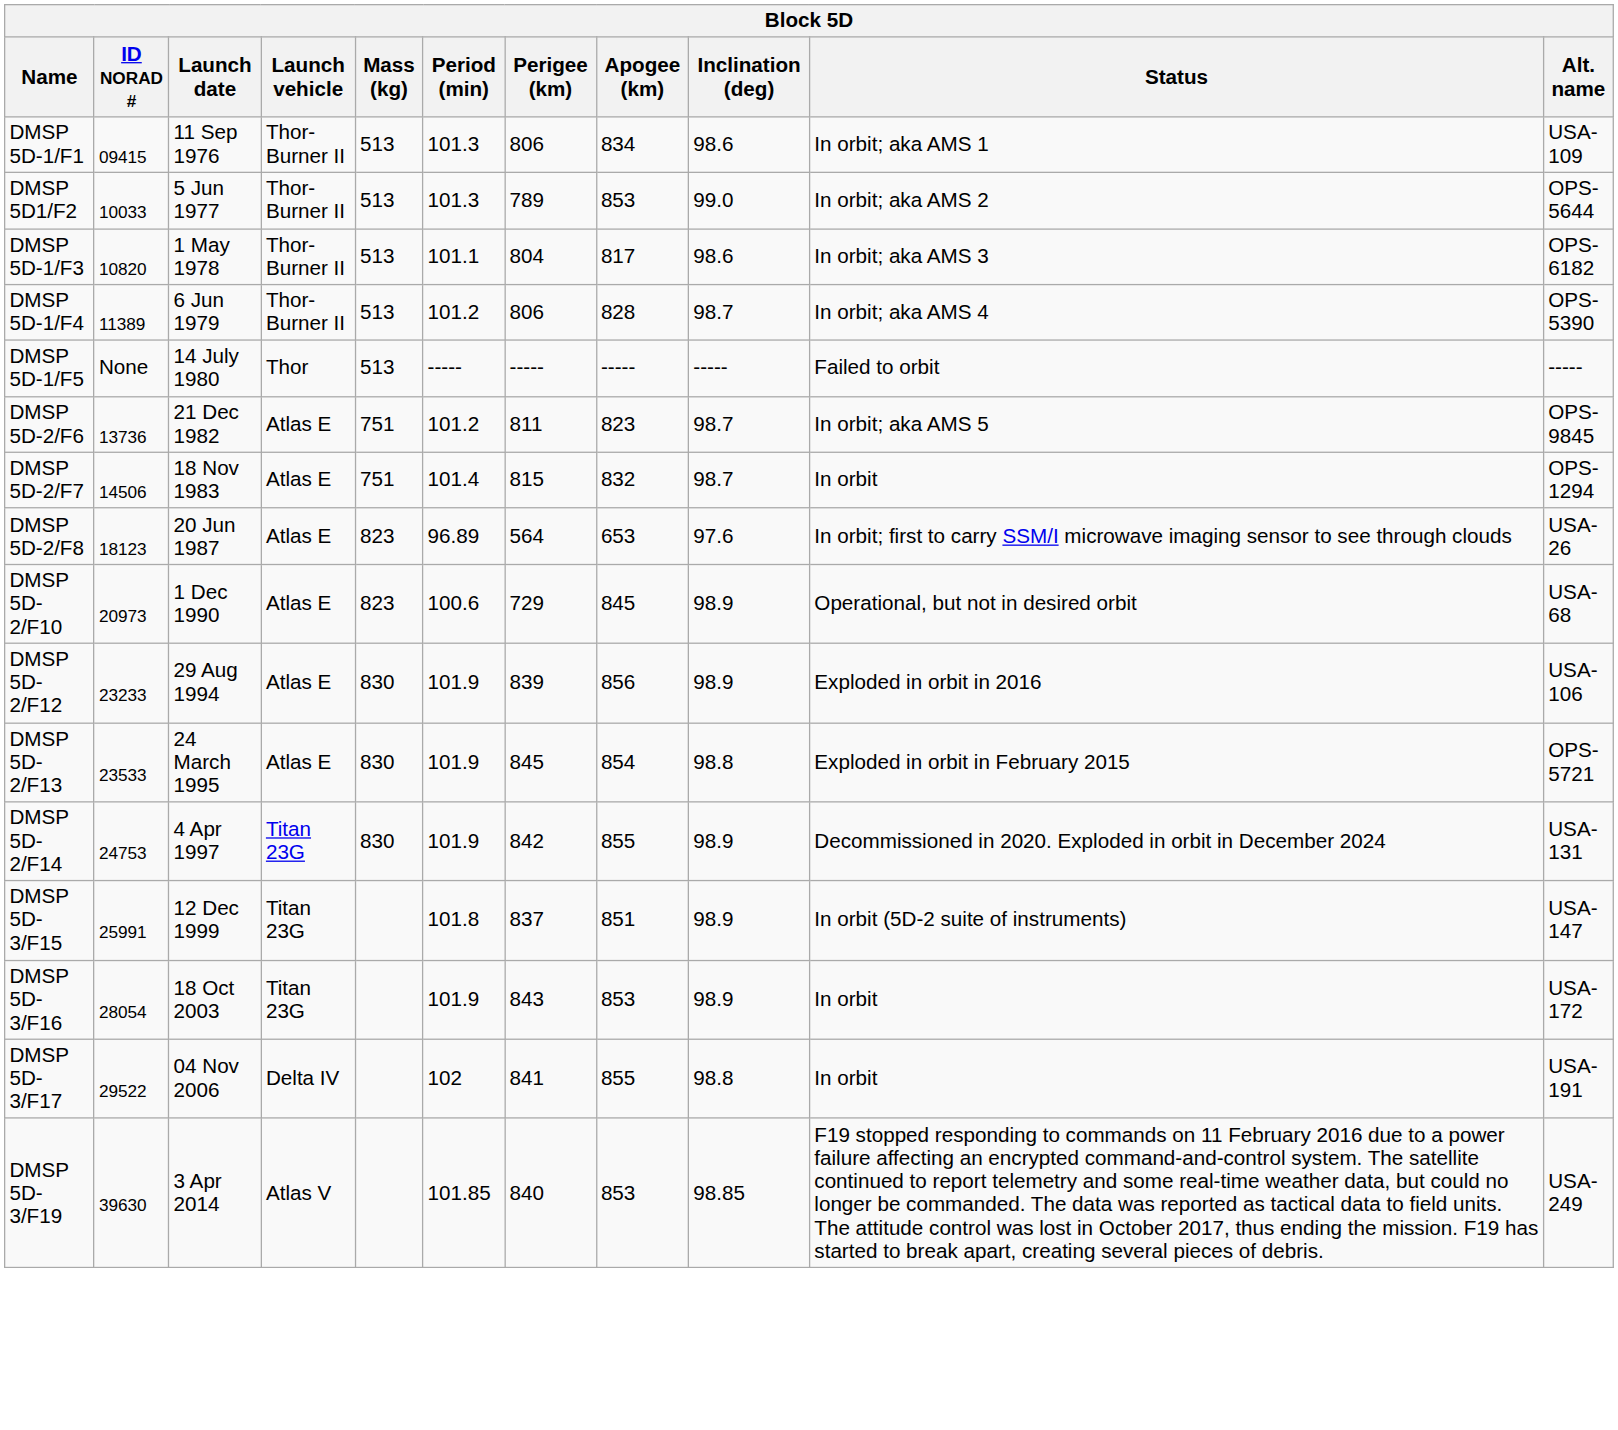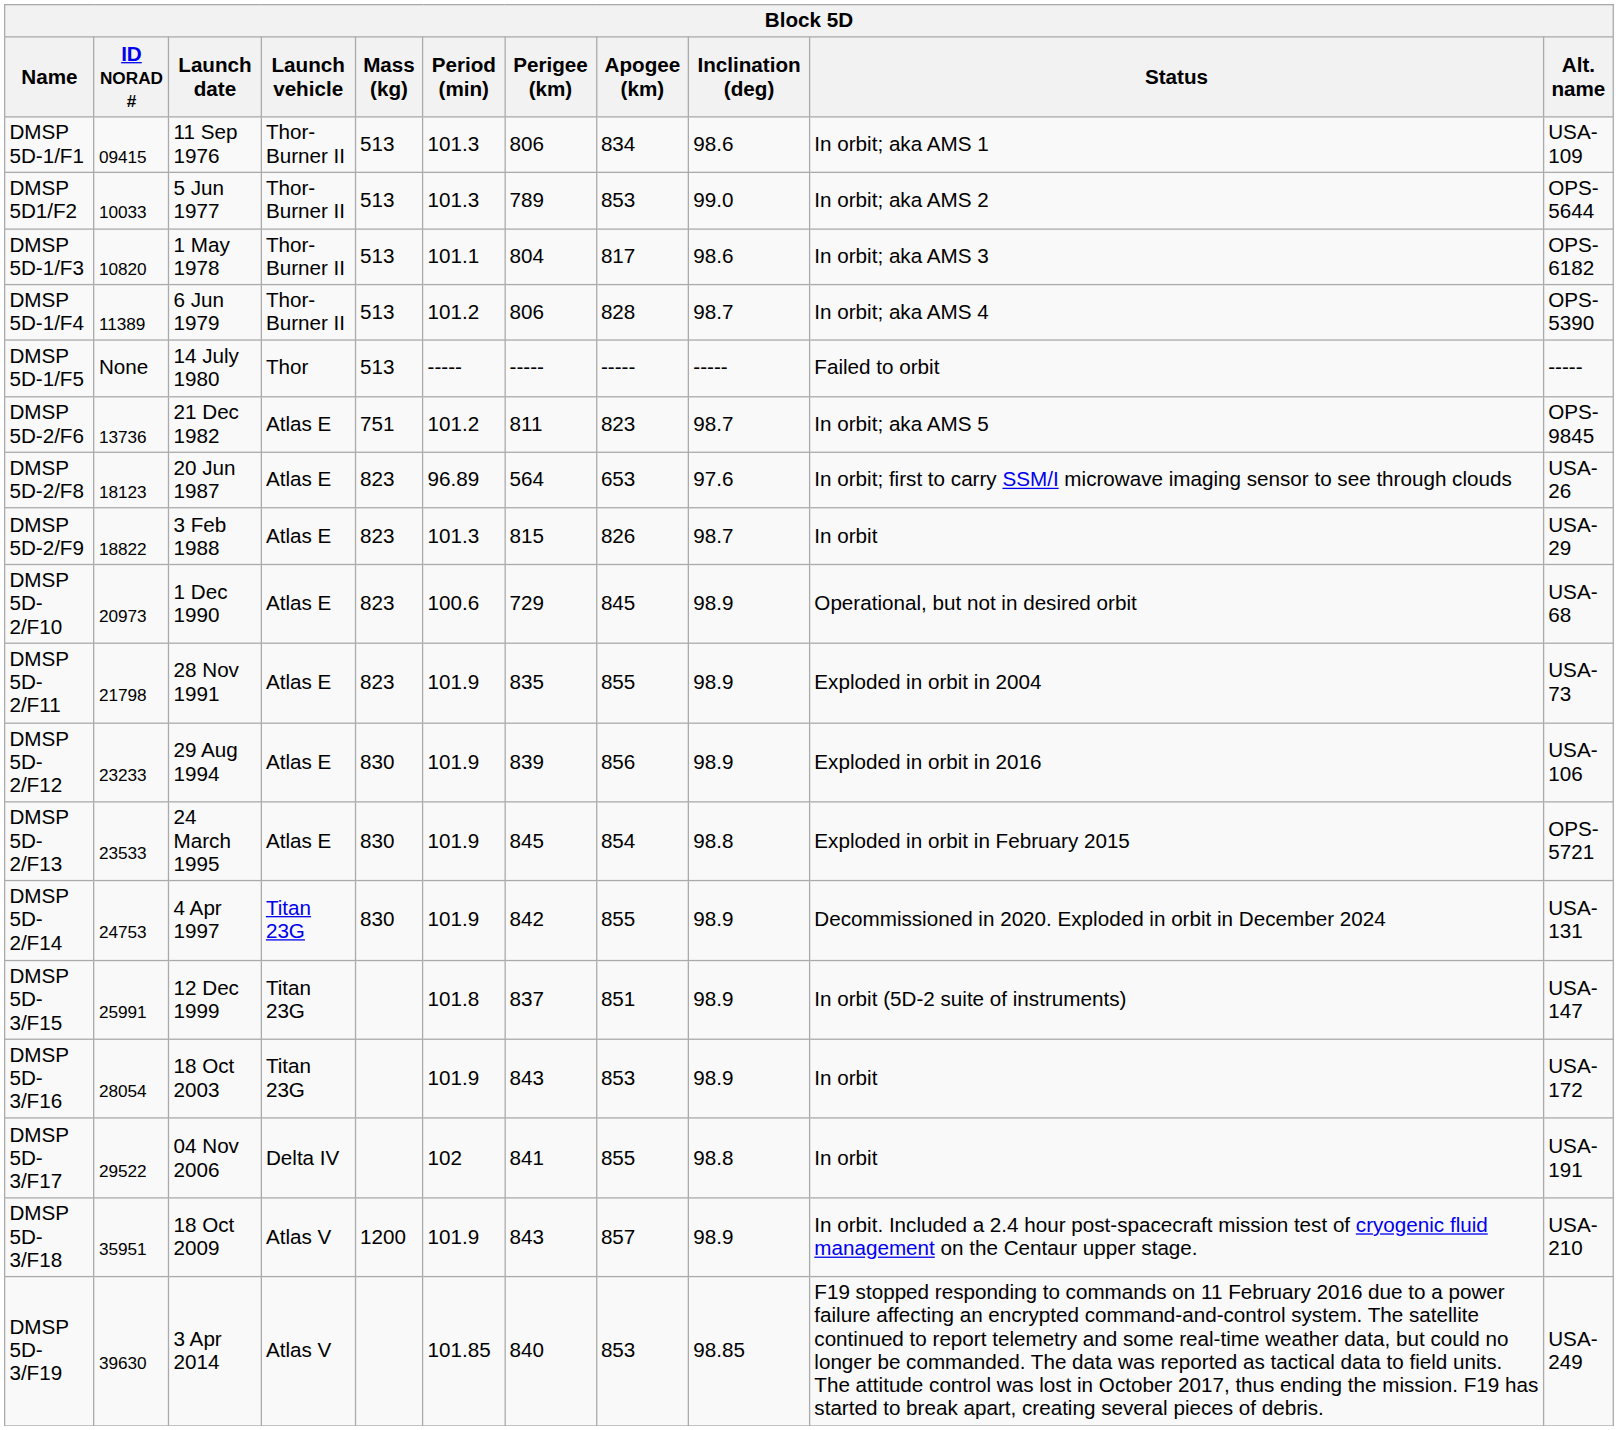- row: (47, 480)
+ row: (47, 536)
+ row: (39, 682)
+ row: (39, 1237)
